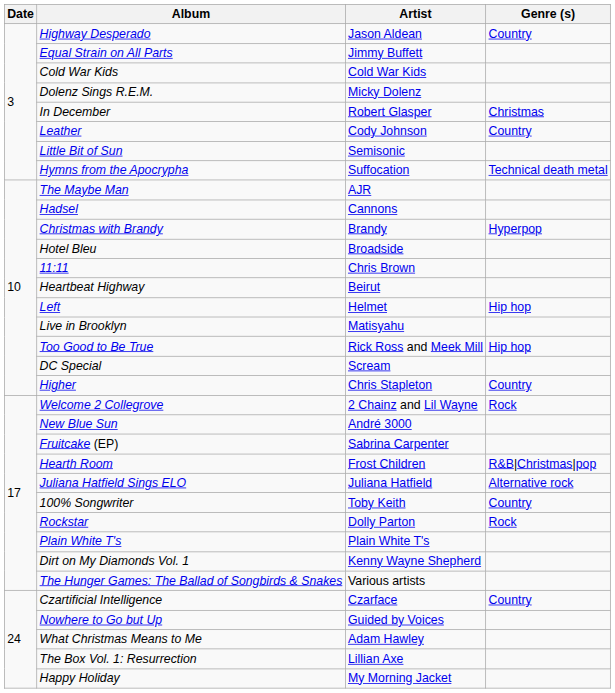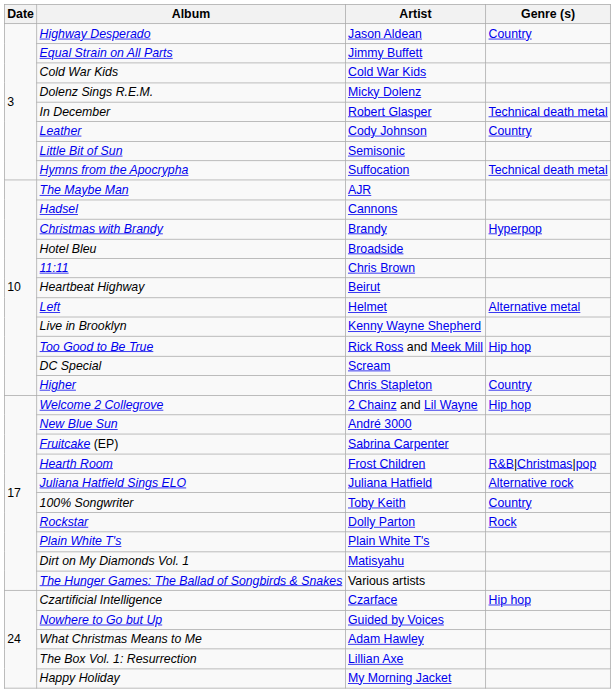(516, 111) Christmas -> (548, 111) Technical death metal
(510, 307) Hip hop -> (534, 307) Alternative metal
(376, 326) Matisyahu -> (415, 326) Kenny Wayne Shepherd
(503, 405) Rock -> (510, 405) Hip hop
(415, 561) Kenny Wayne Shepherd -> (376, 561) Matisyahu
(510, 600) Country -> (510, 600) Hip hop
